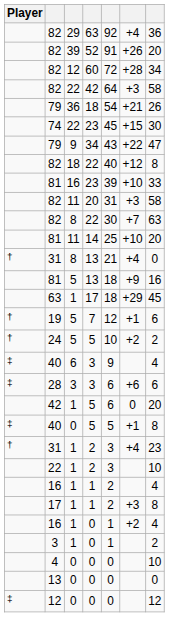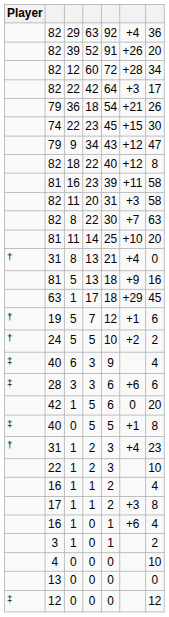(155, 88) 58 -> (155, 88) 17
(133, 145) +22 -> (133, 145) +12
(133, 182) +10 -> (133, 182) +11
(155, 182) 33 -> (155, 182) 58
(133, 524) +2 -> (133, 524) +6
